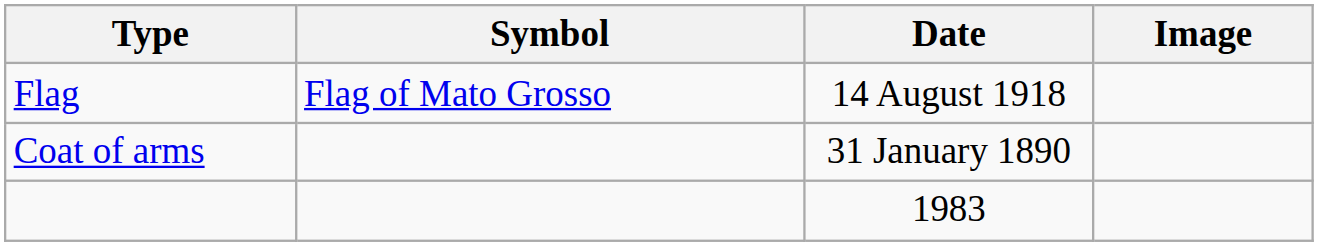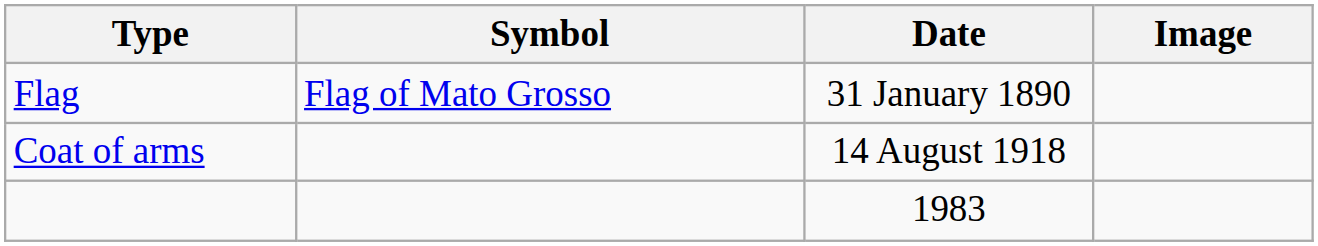(949, 92) 14 August 1918 -> (949, 92) 31 January 1890
(949, 151) 31 January 1890 -> (949, 151) 14 August 1918
